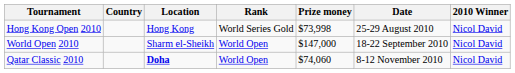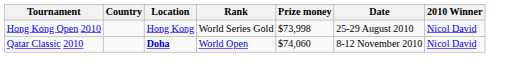- row: (43, 44)
